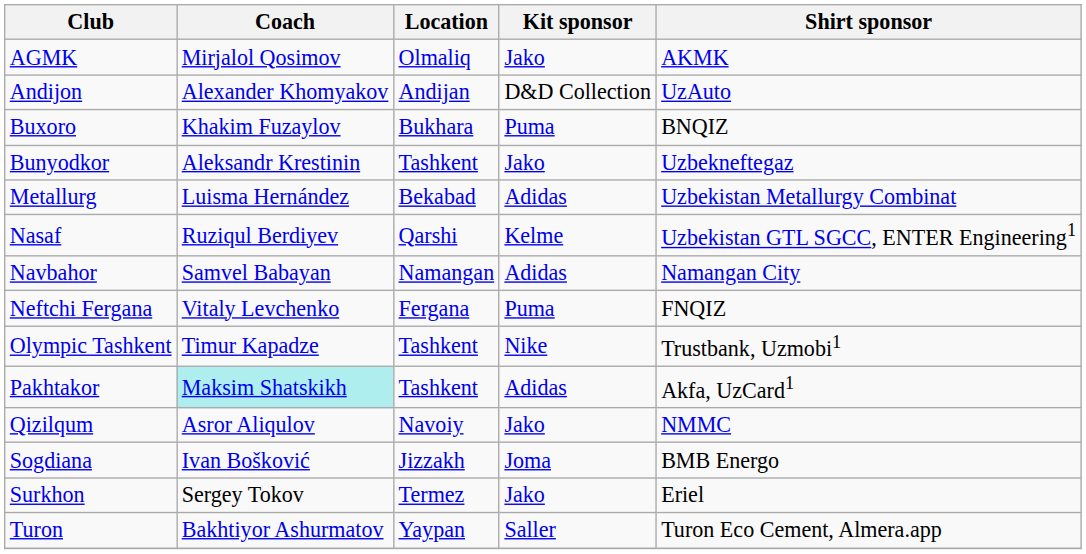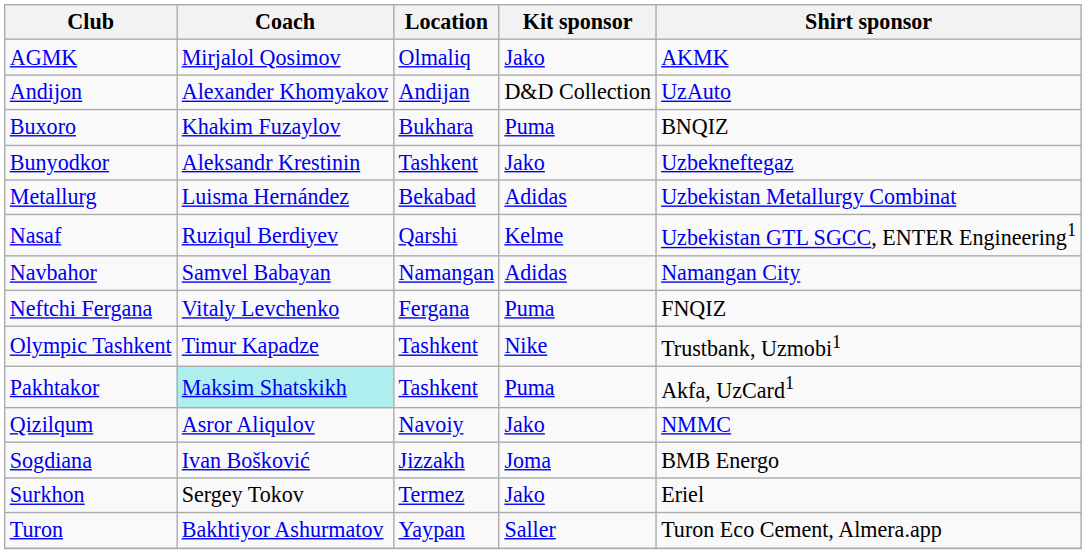(536, 387) Adidas -> (530, 387) Puma
